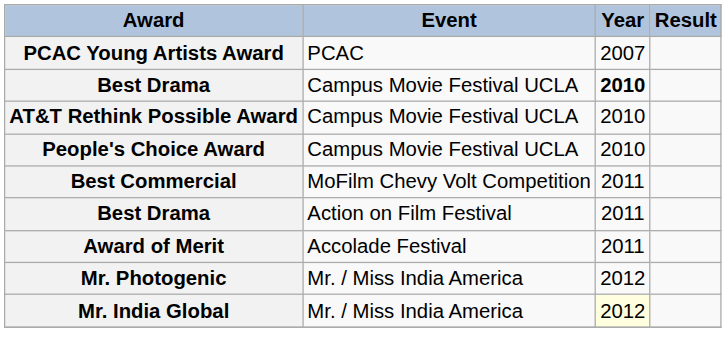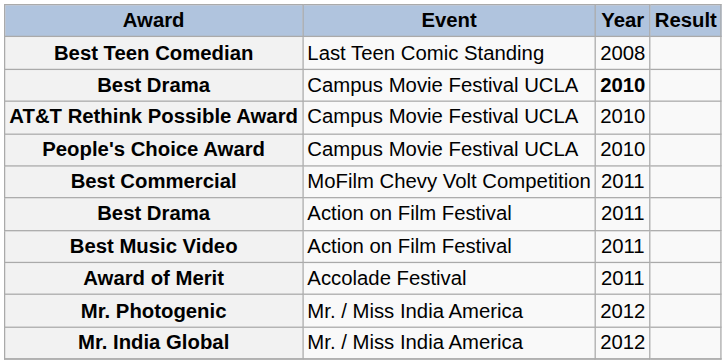- row: (154, 52)
+ row: (154, 52)
+ row: (154, 246)
(623, 310) lightyellow background -> (623, 342) no background
